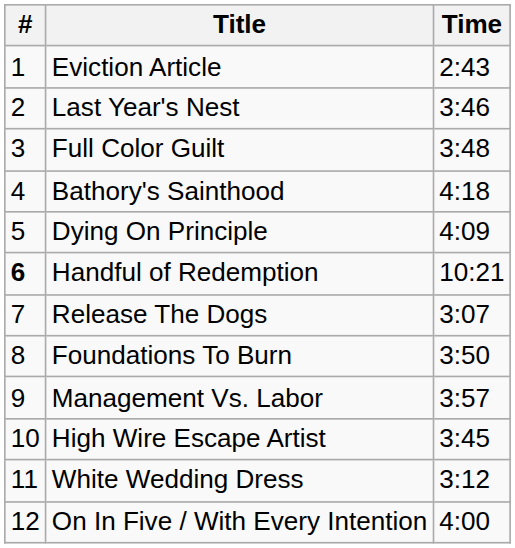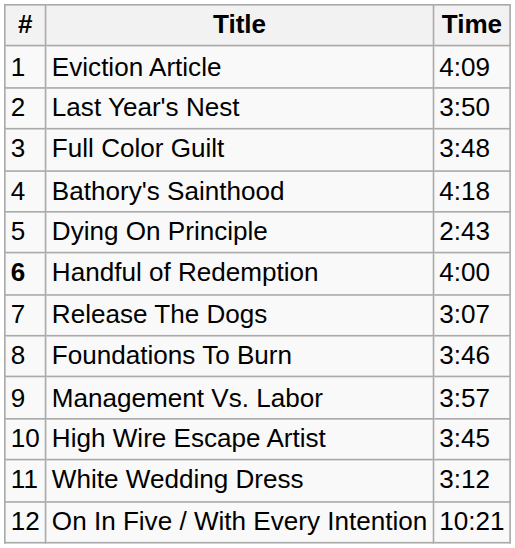(465, 66) 2:43 -> (465, 66) 4:09
(465, 107) 3:46 -> (465, 107) 3:50
(465, 231) 4:09 -> (465, 231) 2:43
(472, 273) 10:21 -> (465, 273) 4:00
(465, 356) 3:50 -> (465, 356) 3:46
(465, 521) 4:00 -> (472, 521) 10:21
